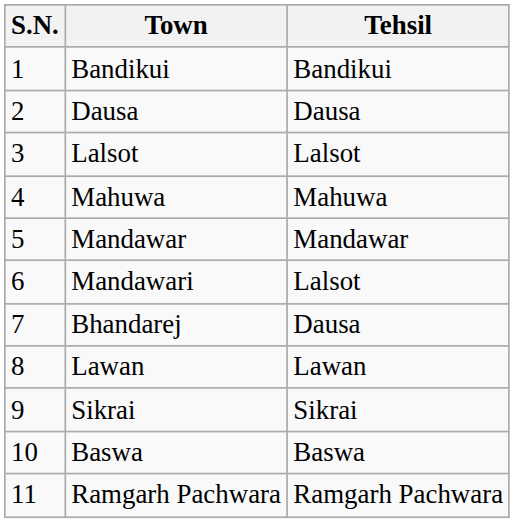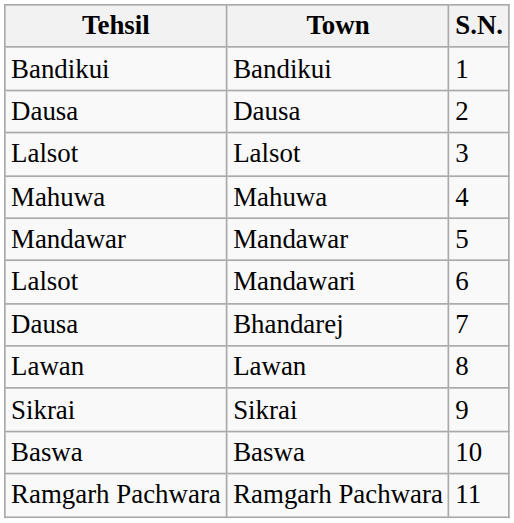columns swapped: (35, 25) <-> (398, 25)
